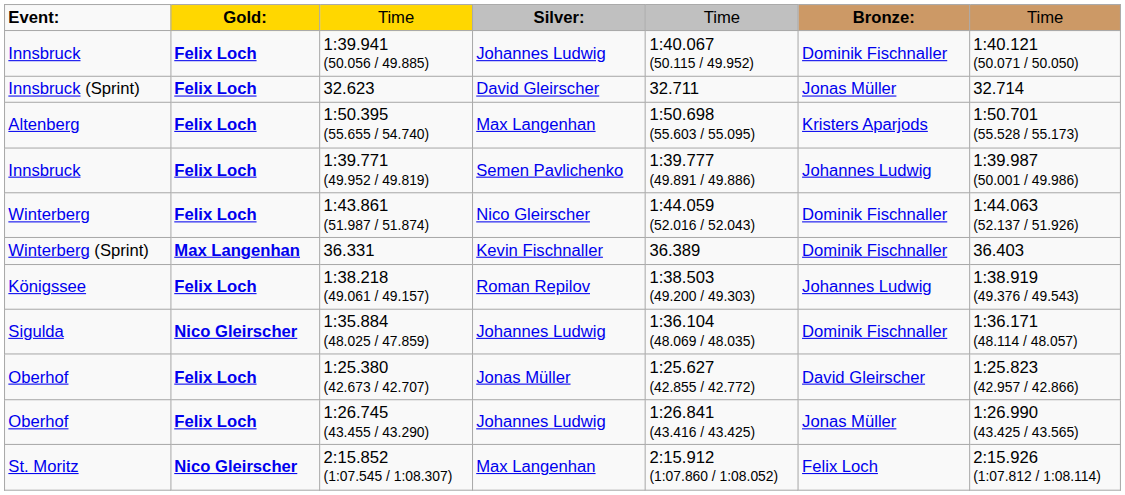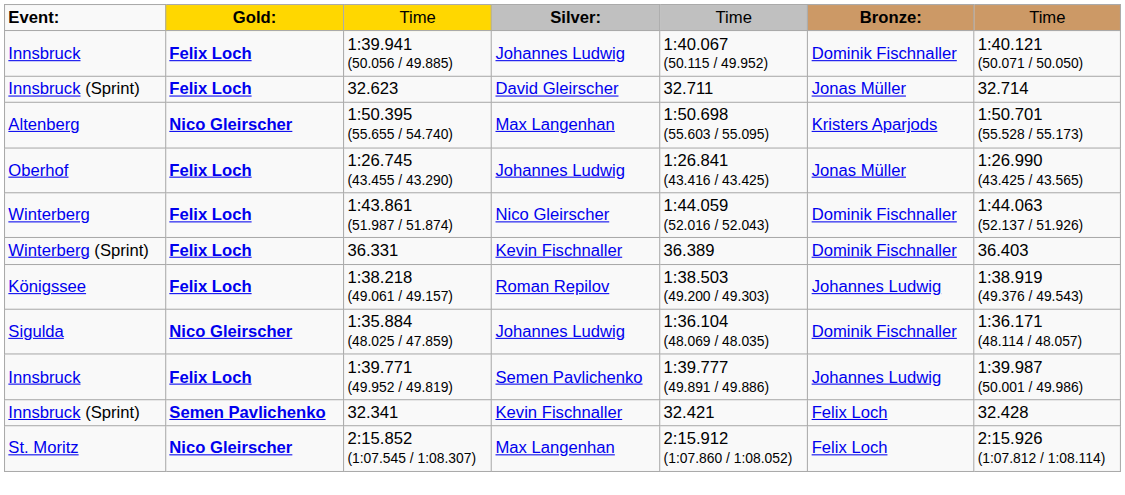(215, 124) Felix Loch -> (231, 124) Nico Gleirscher
rows swapped: (376, 421) <-> (376, 170)
(237, 250) Max Langenhan -> (210, 250) Felix Loch
- row: (376, 376)
+ row: (373, 412)
